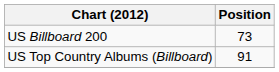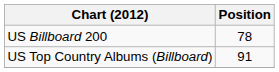(245, 36) 73 -> (245, 36) 78
